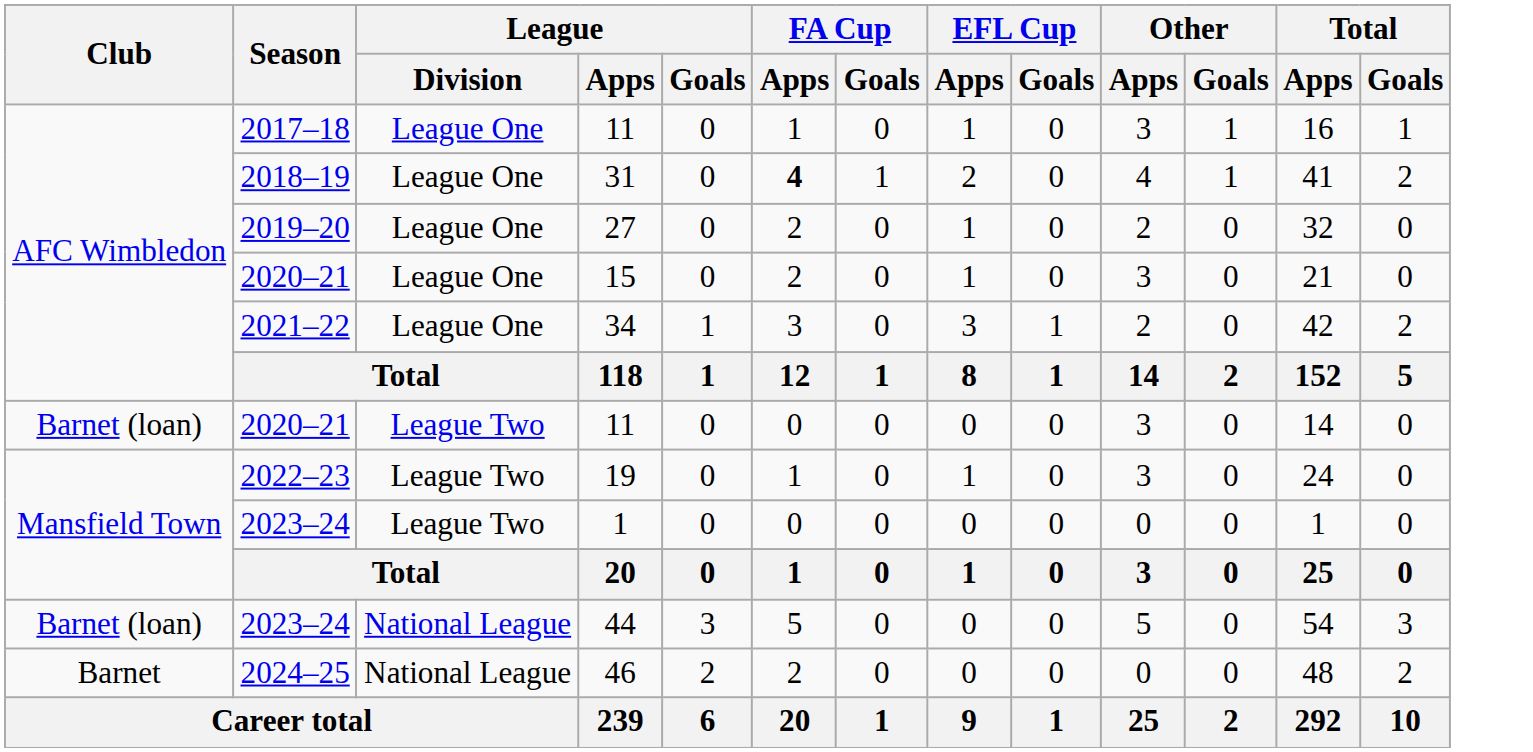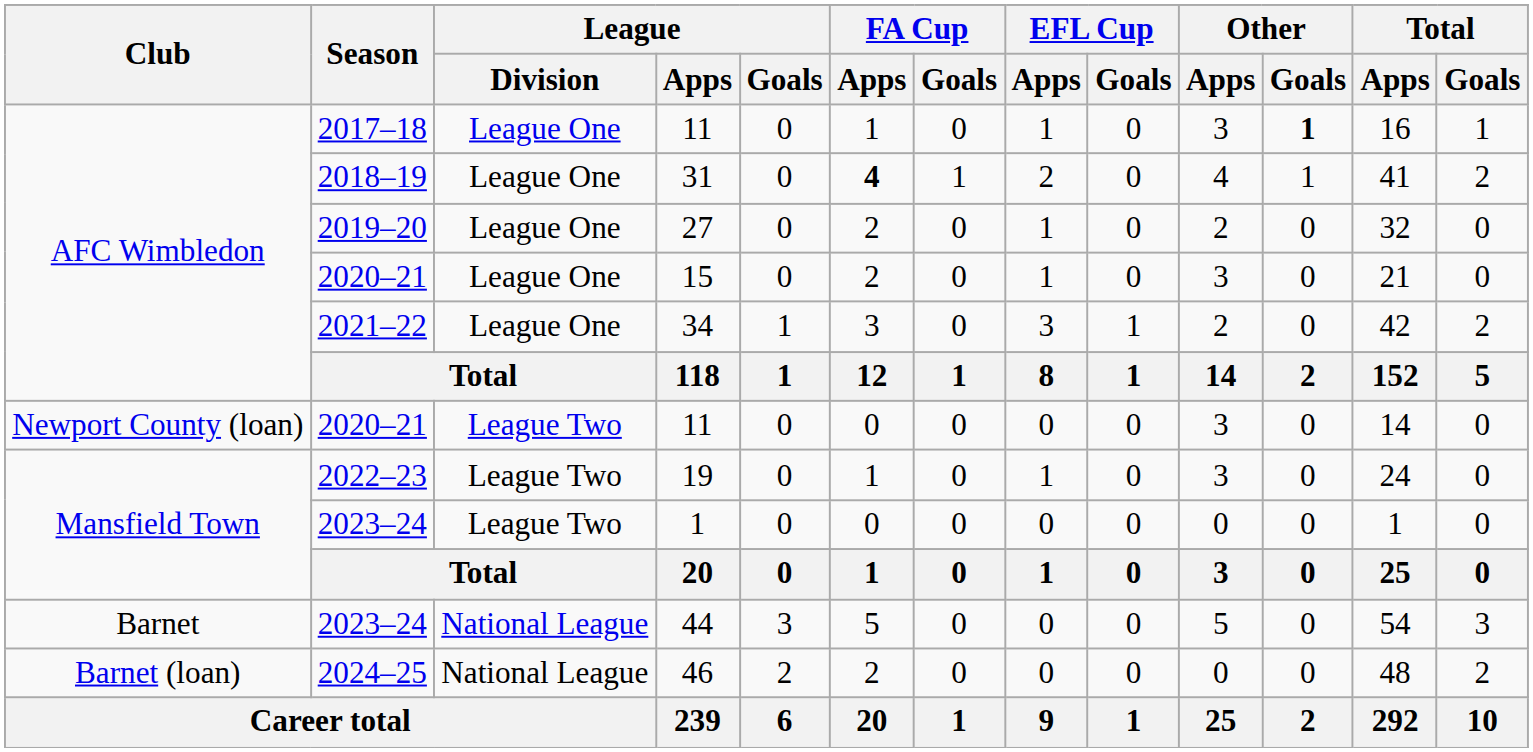(1231, 128) normal -> (1308, 128) bold
(119, 425) Barnet (loan) -> (158, 425) Newport County (loan)
(119, 623) Barnet (loan) -> (158, 623) Barnet
(119, 672) Barnet -> (158, 672) Barnet (loan)
